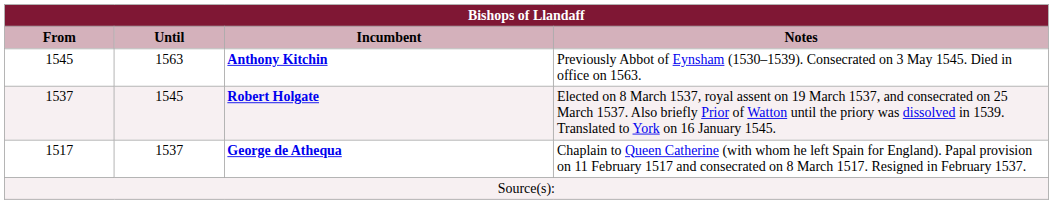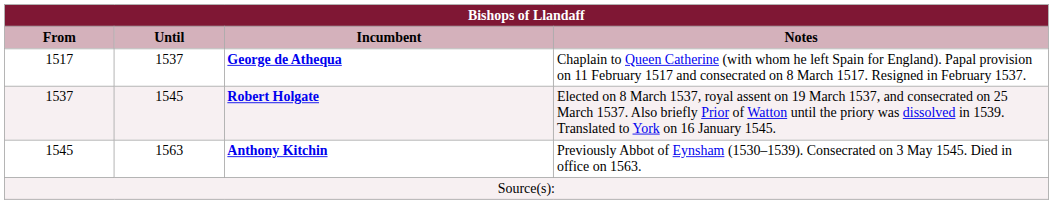rows swapped: (285, 150) <-> (277, 59)
